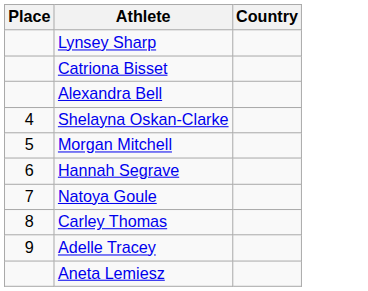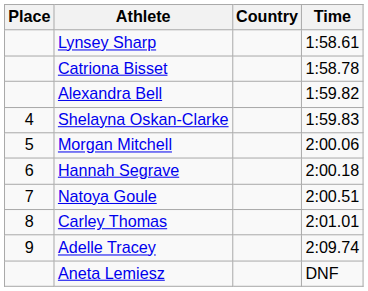+ column: (332, 17)
